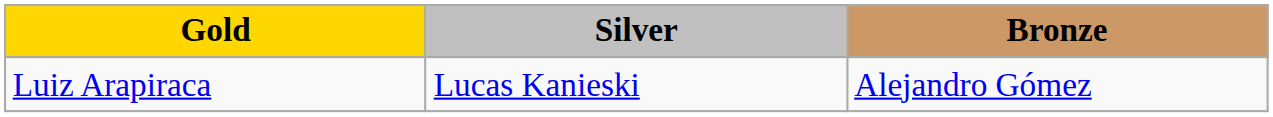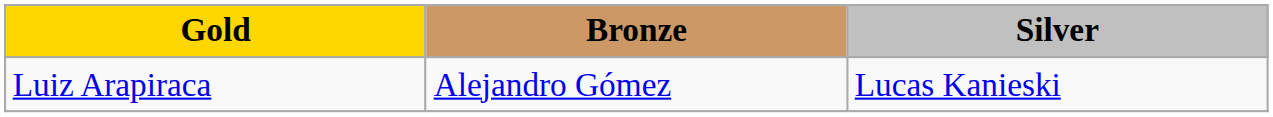columns swapped: (636, 30) <-> (1057, 30)
